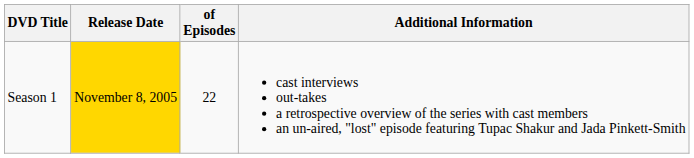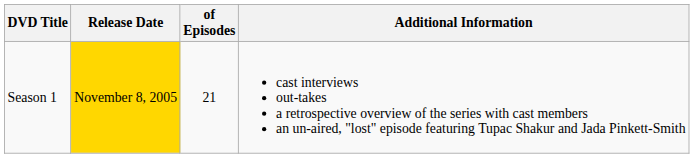(209, 97) 22 -> (209, 97) 21
